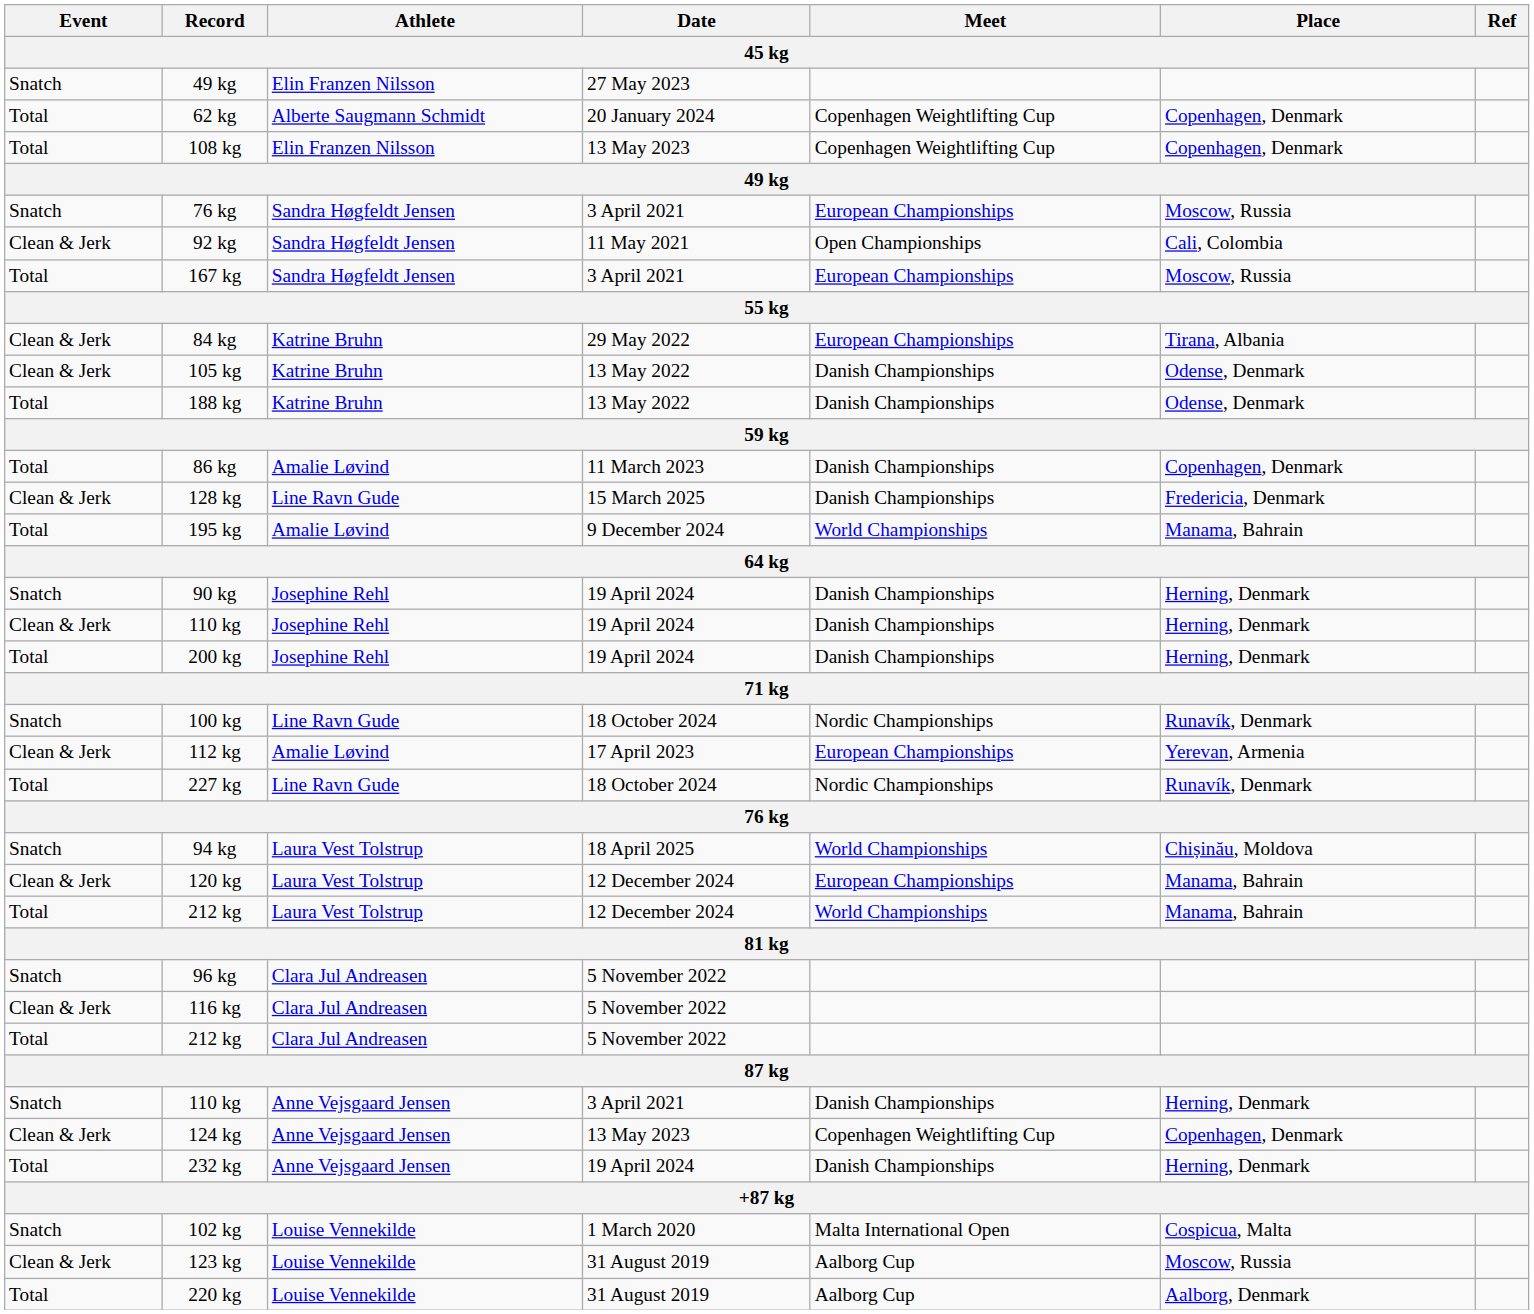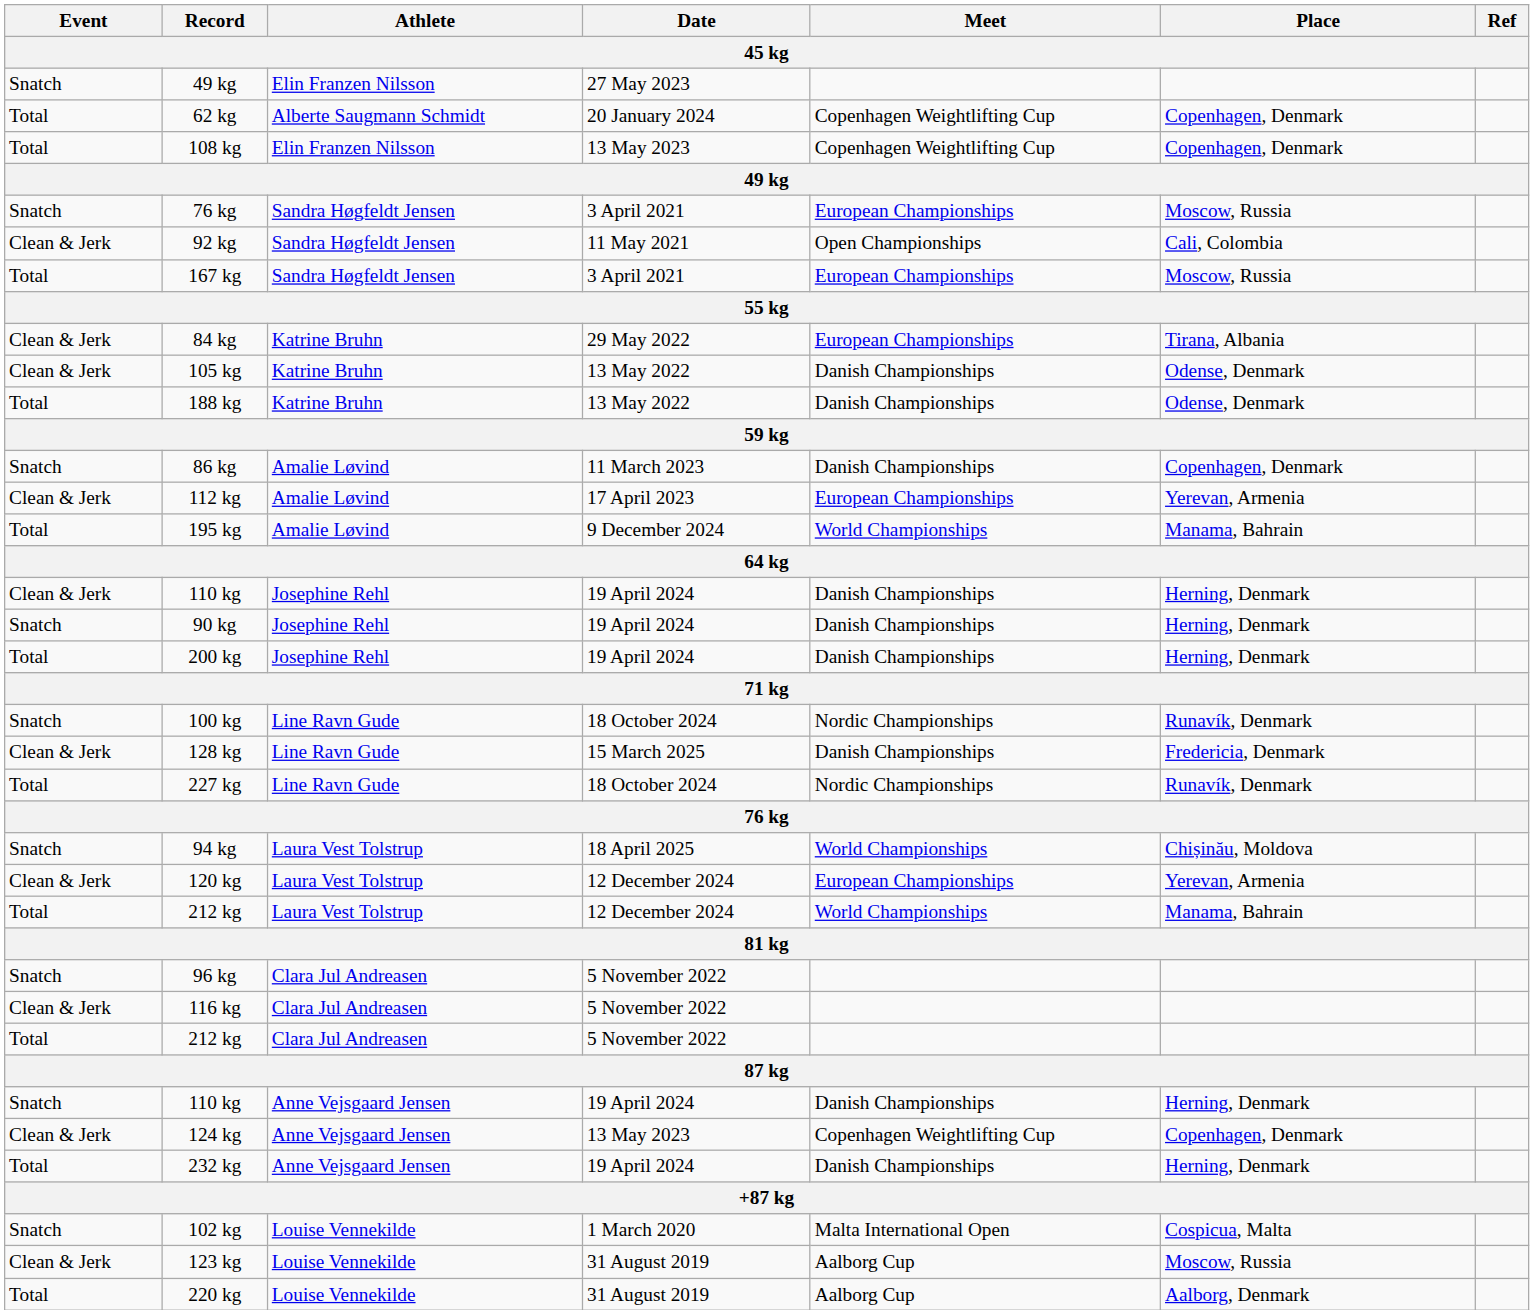(29, 466) Total -> (35, 466) Snatch
rows swapped: (215, 752) <-> (215, 498)
rows swapped: (215, 593) <-> (215, 625)
(1234, 879) Manama, Bahrain -> (1235, 879) Yerevan, Armenia
(636, 1102) 3 April 2021 -> (641, 1102) 19 April 2024
